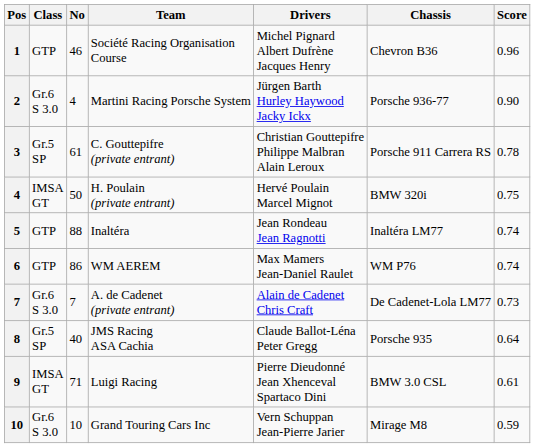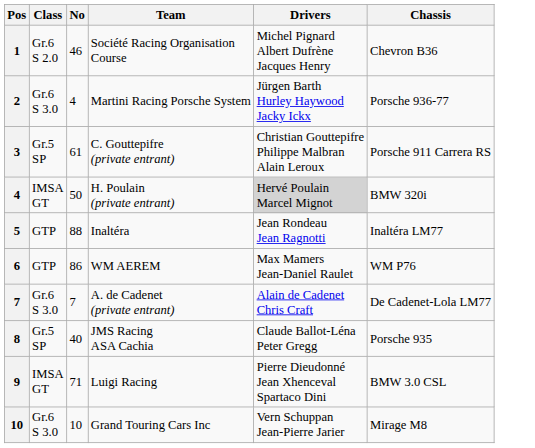- column: (512, 15)
(44, 50) GTP -> (45, 50) Gr.6 S 2.0
(295, 195) no background -> (295, 195) lightgrey background
